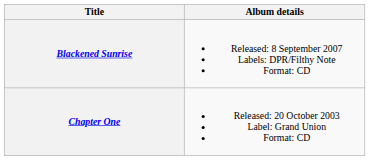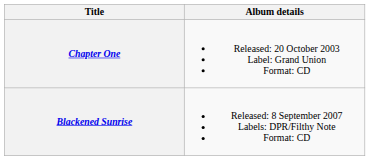rows swapped: (94, 121) <-> (94, 53)
